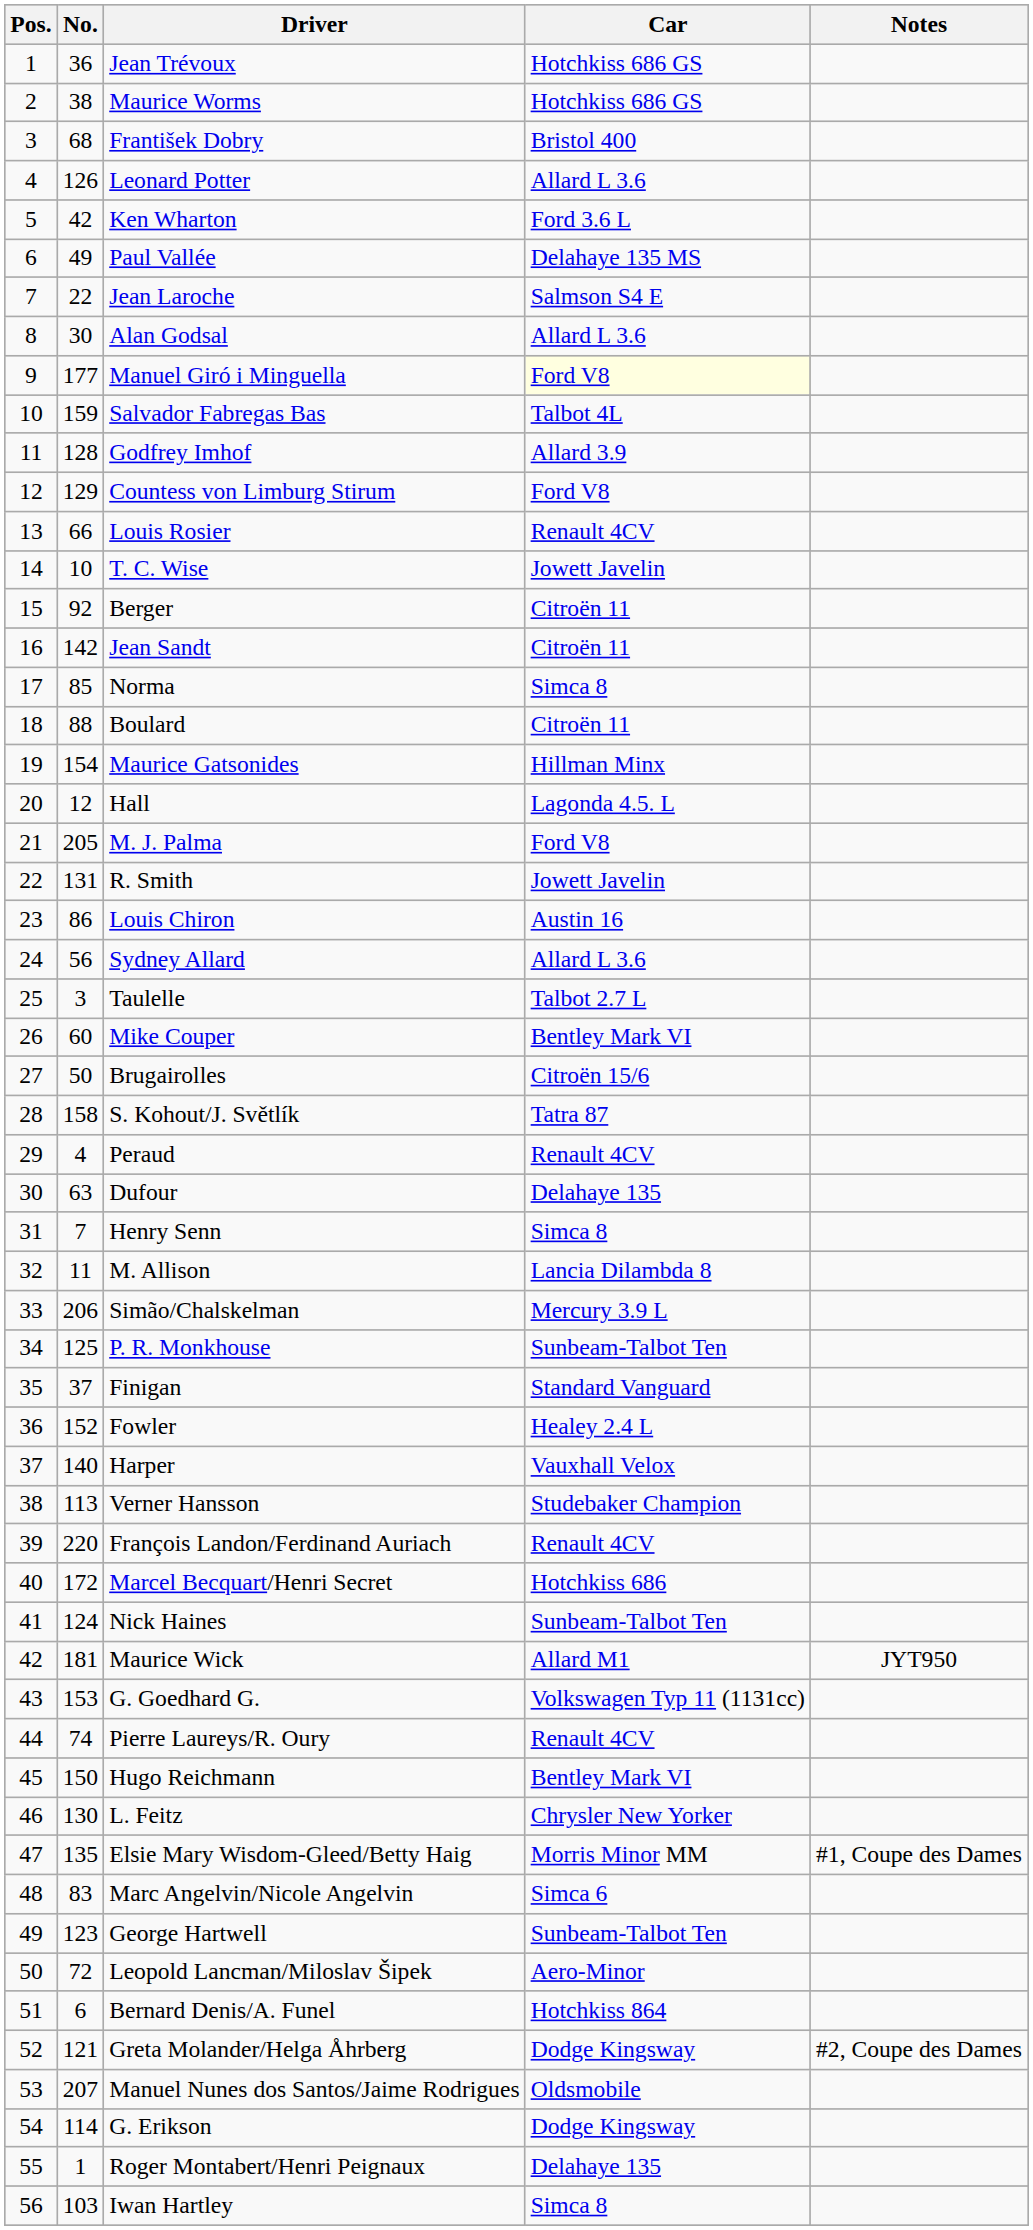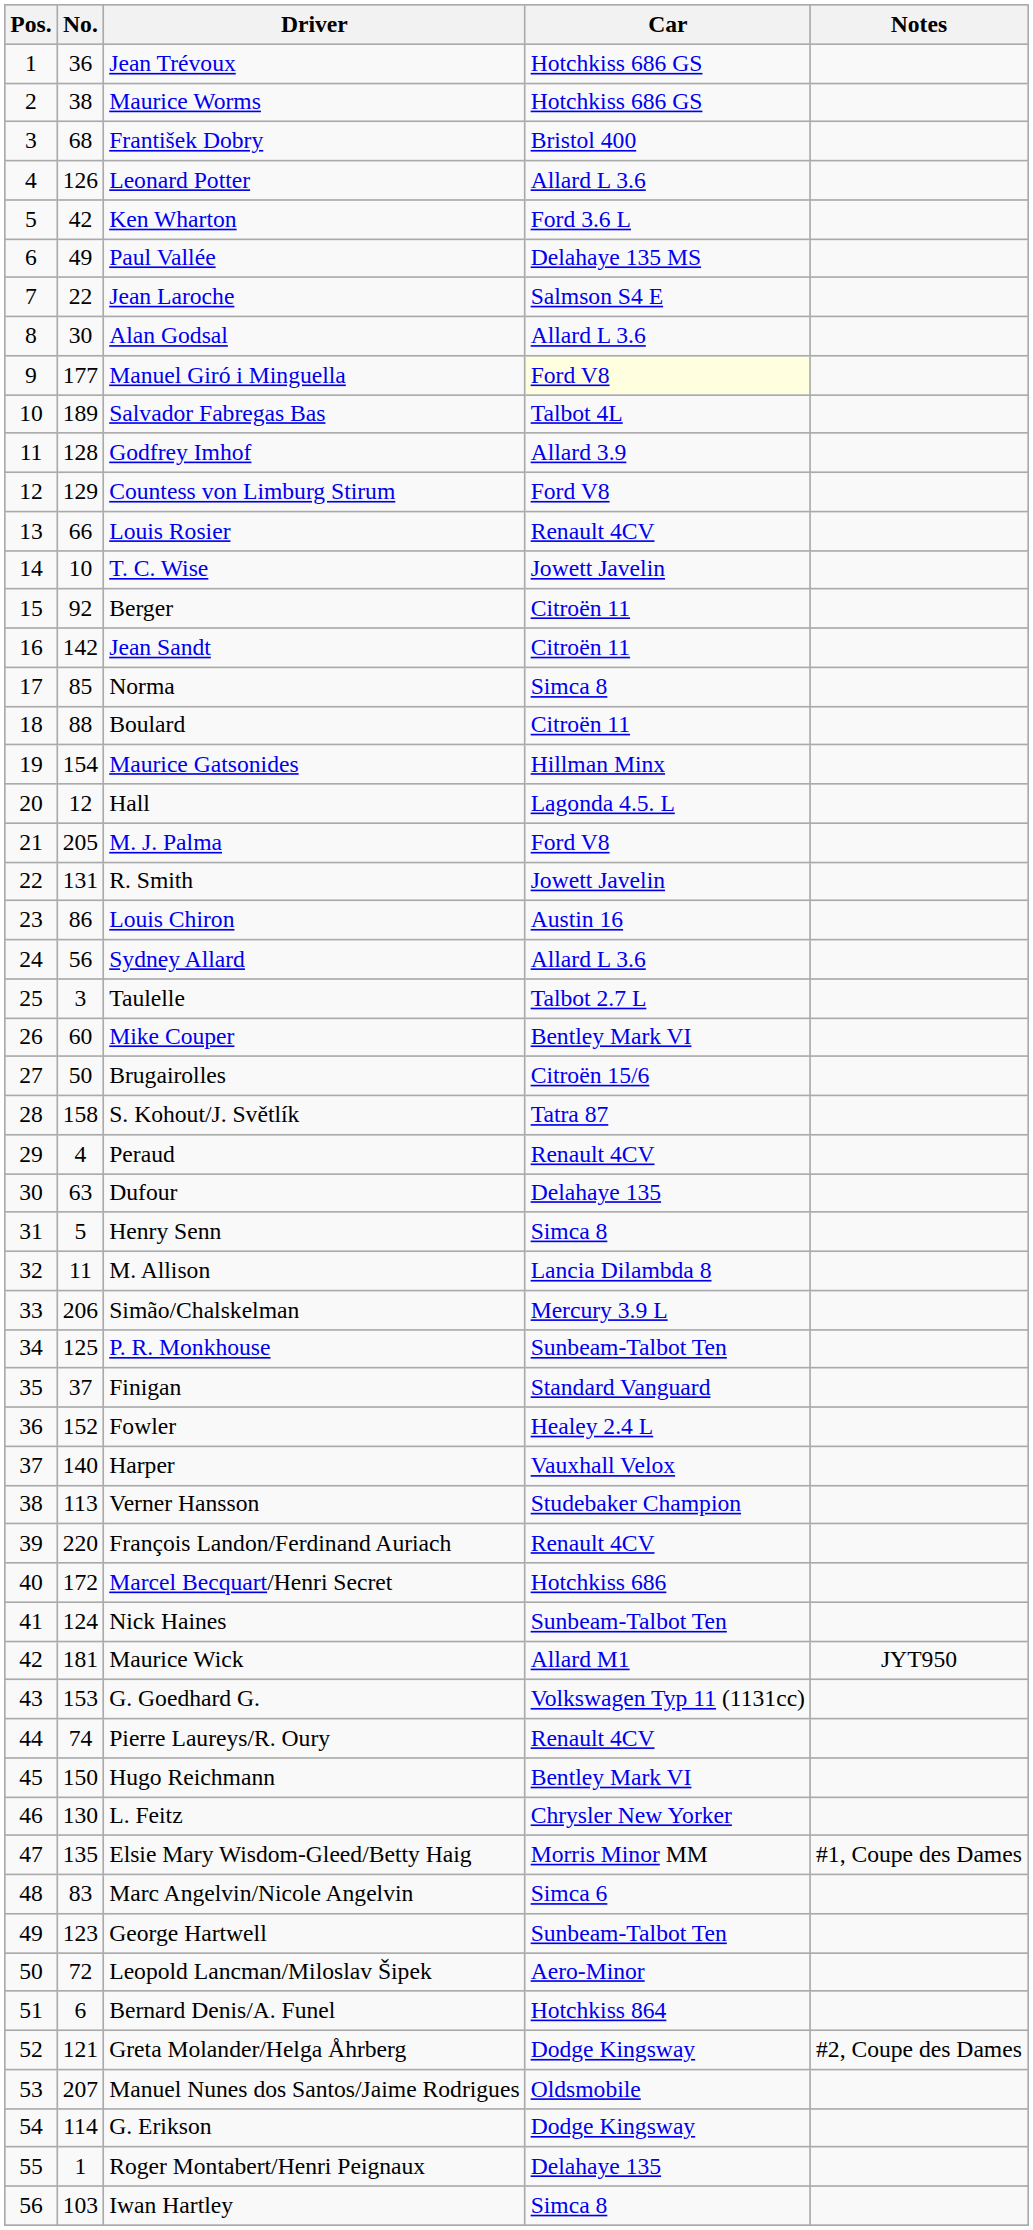(80, 413) 159 -> (80, 413) 189
(80, 1231) 7 -> (80, 1231) 5
